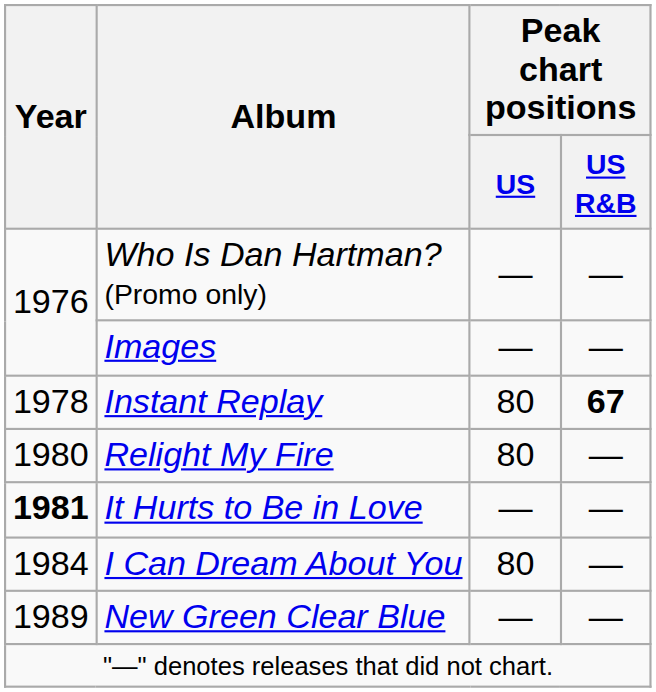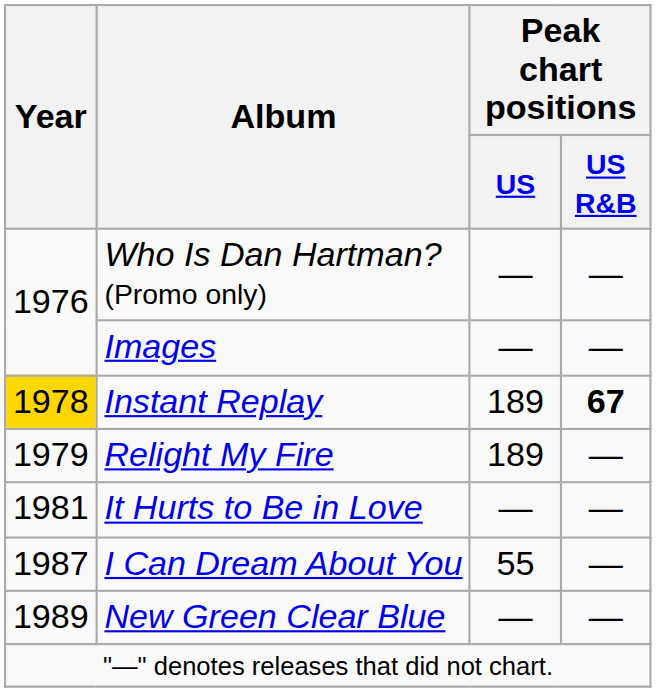(51, 401) no background -> (51, 401) gold background
(515, 401) 80 -> (515, 401) 189
(51, 455) 1980 -> (51, 455) 1979
(515, 455) 80 -> (515, 455) 189
(51, 509) bold -> (51, 509) normal
(51, 563) 1984 -> (51, 563) 1987
(515, 563) 80 -> (515, 563) 55
